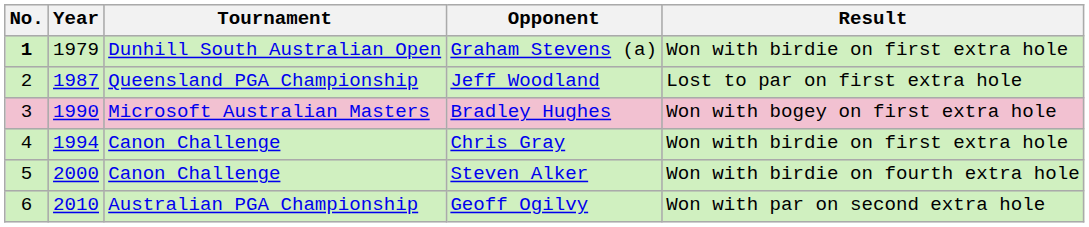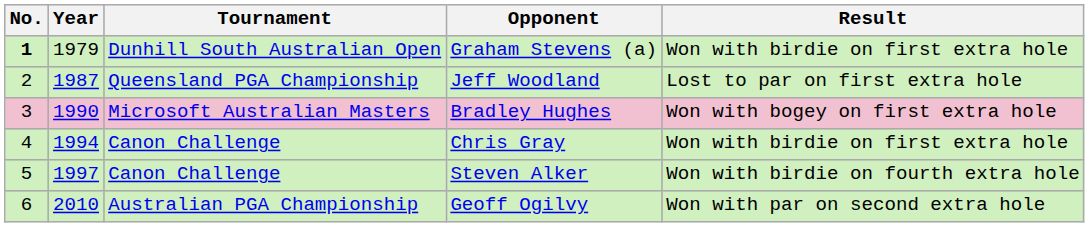(76, 175) 2000 -> (76, 175) 1997
